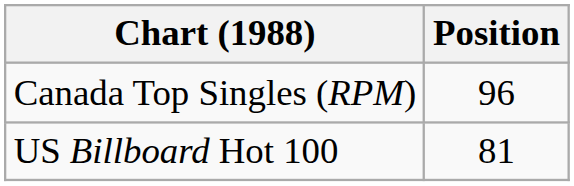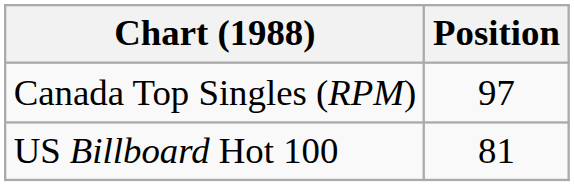(496, 92) 96 -> (496, 92) 97
